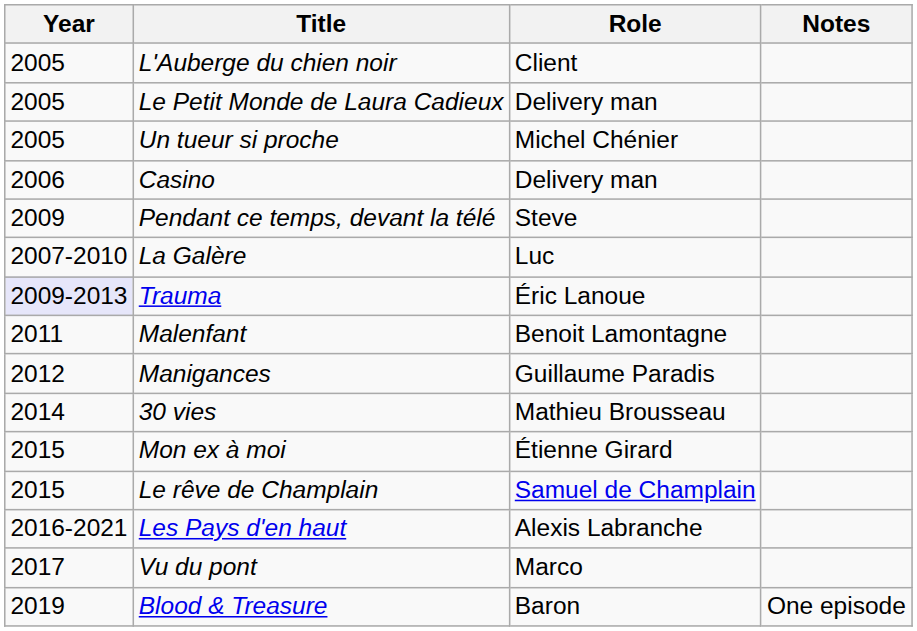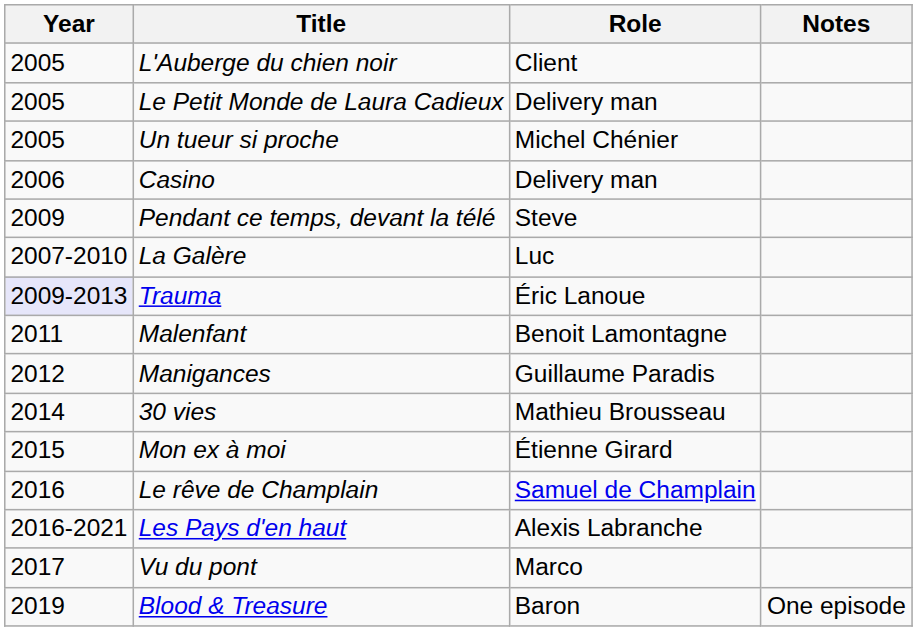(38, 489) 2015 -> (38, 489) 2016
